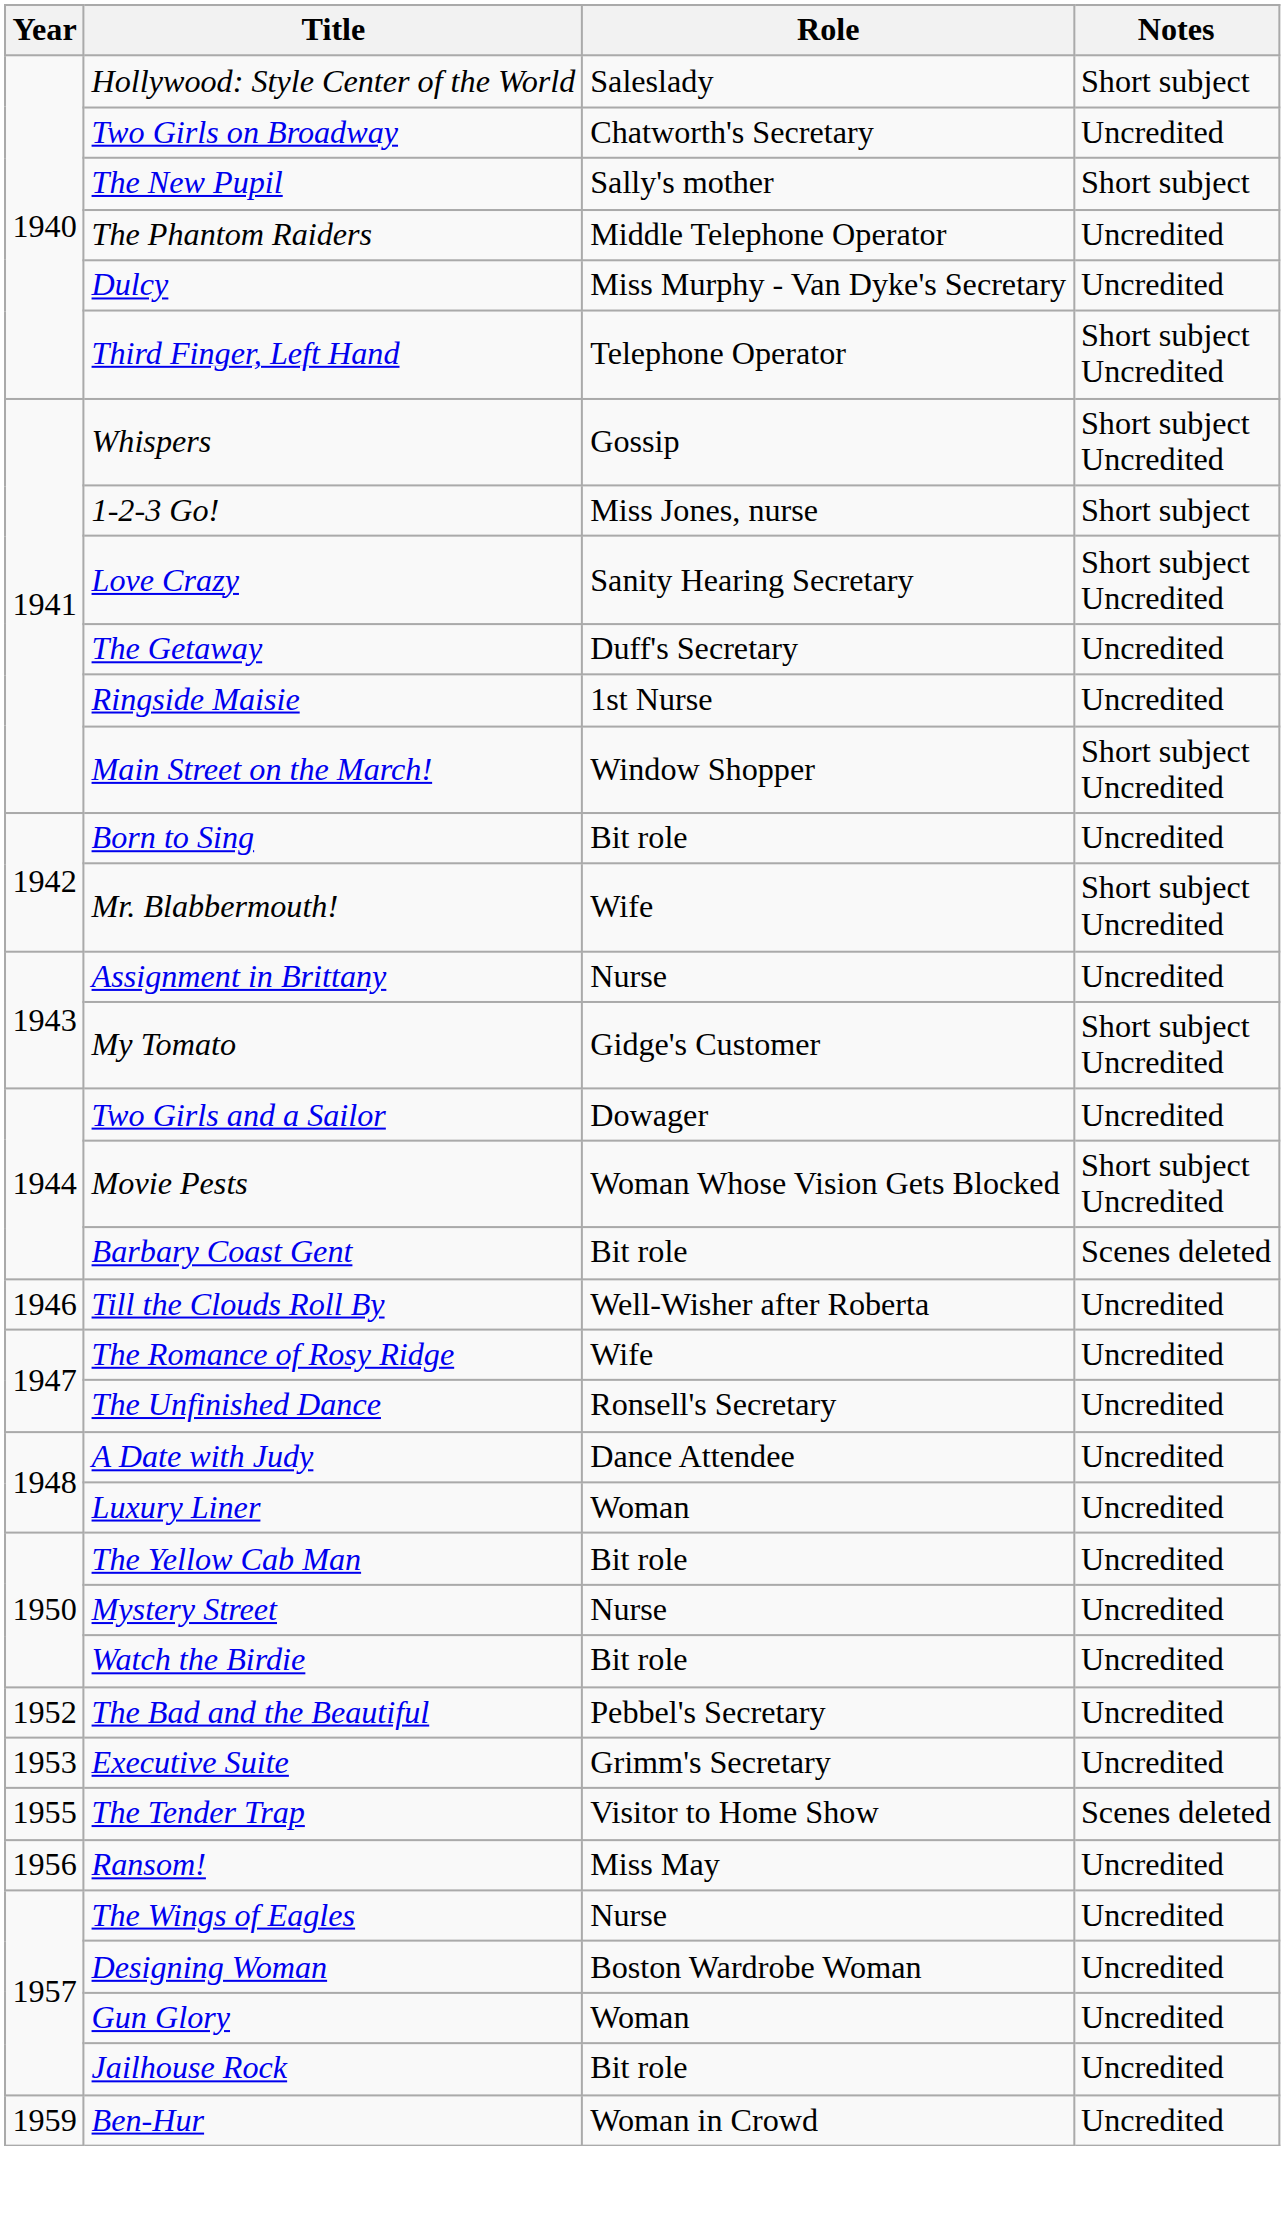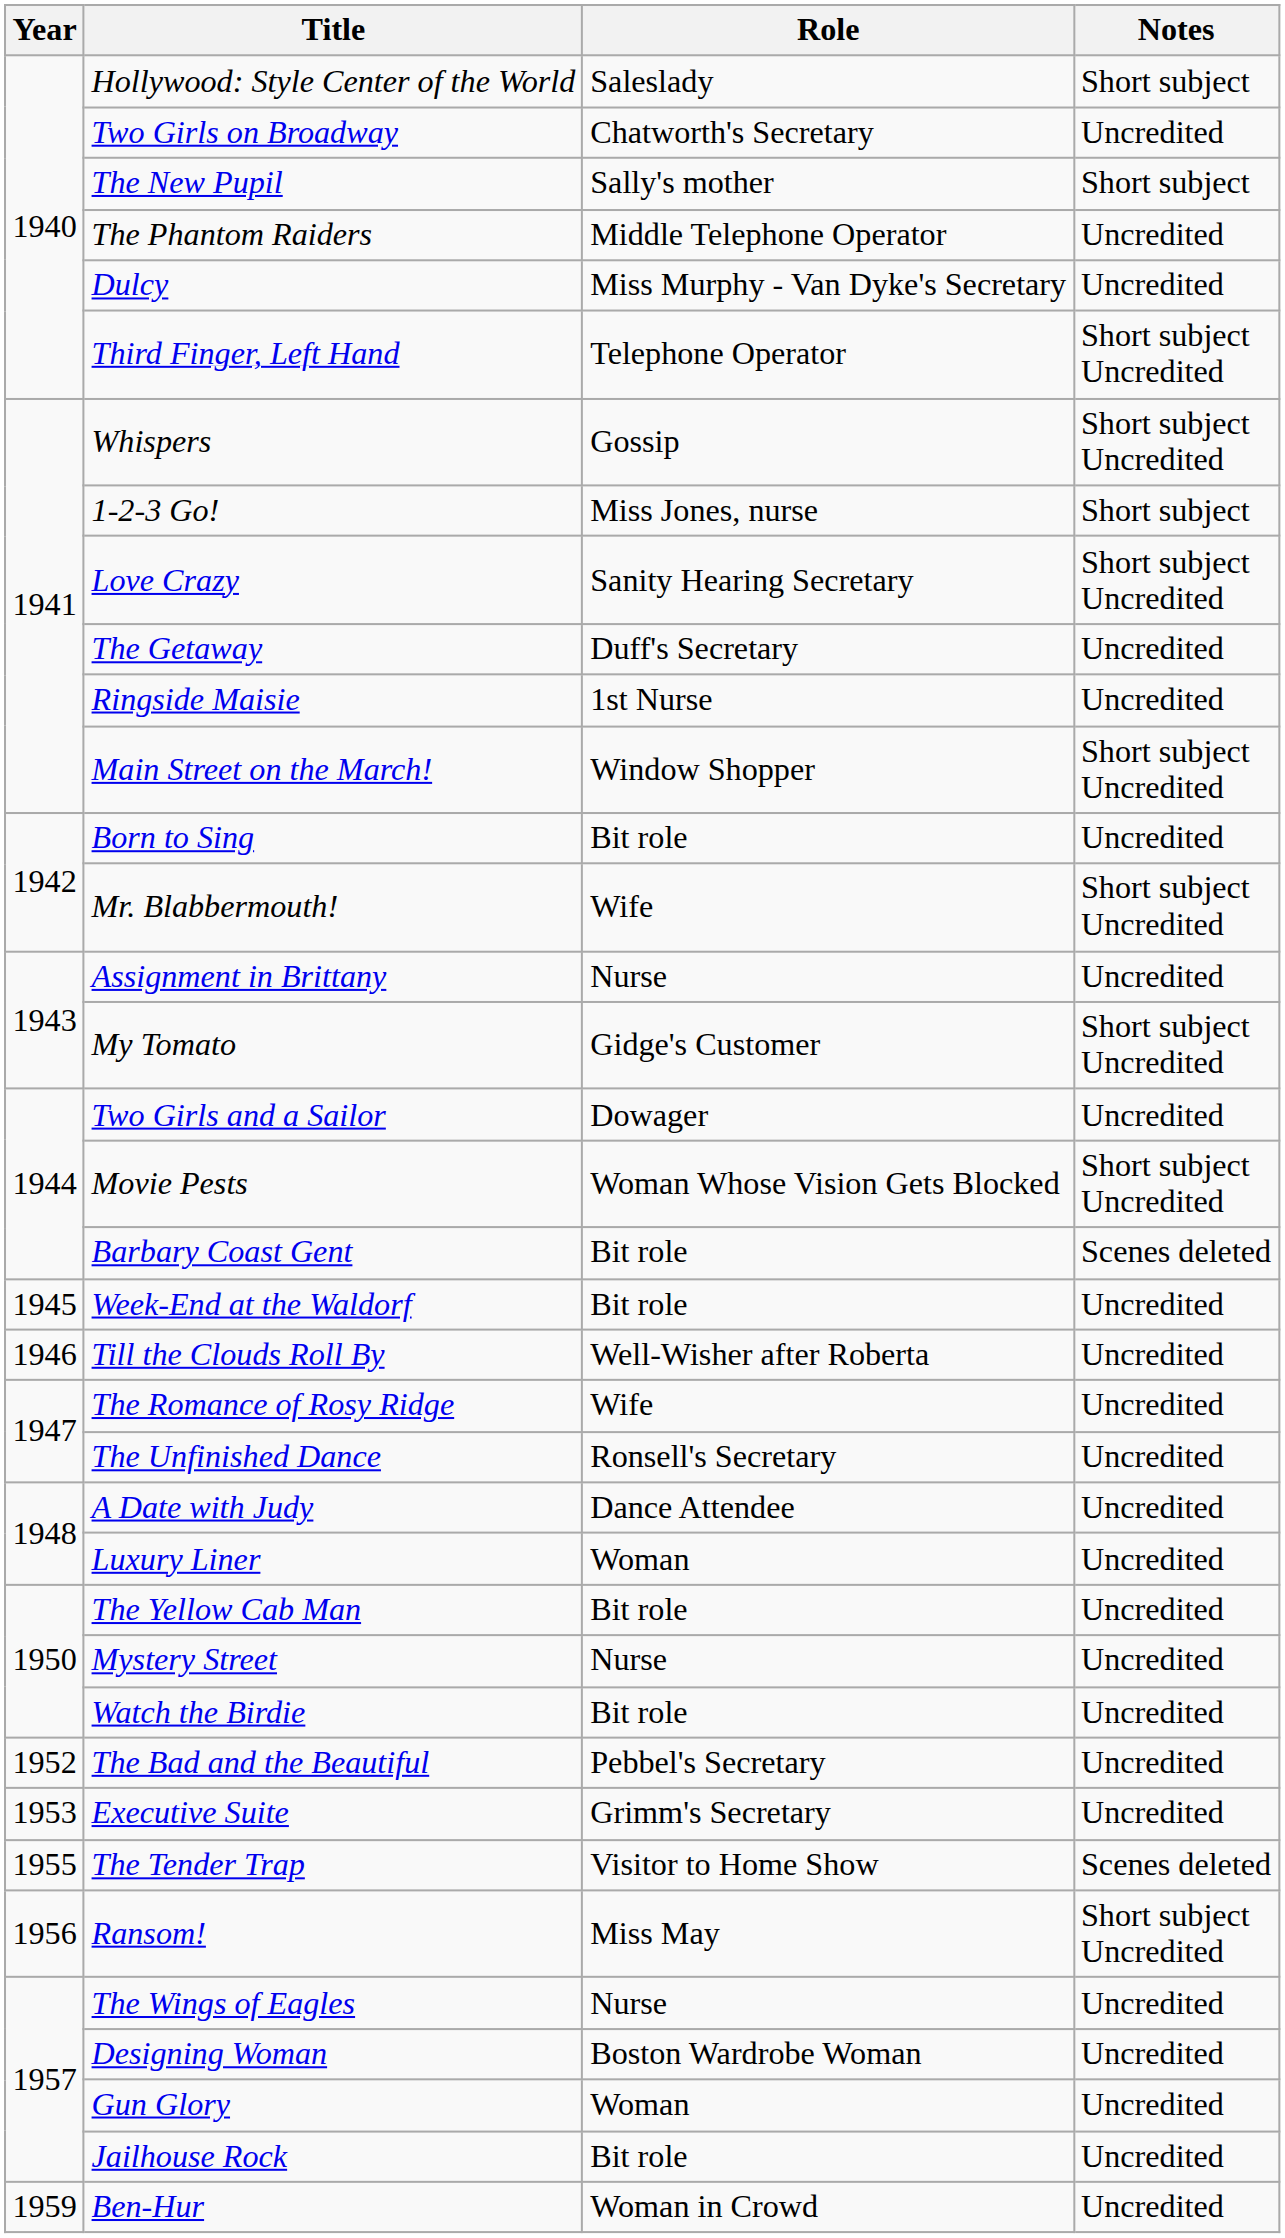+ row: (252, 1303)
(1152, 1864) Uncredited -> (1165, 1933) Short subject Uncredited
